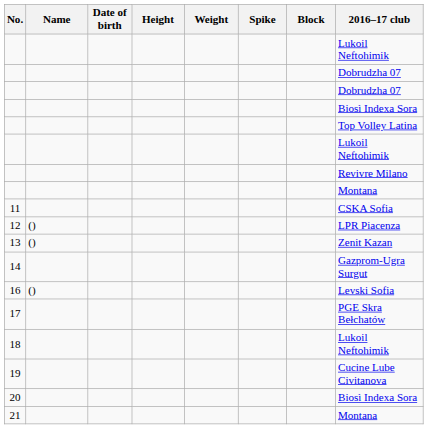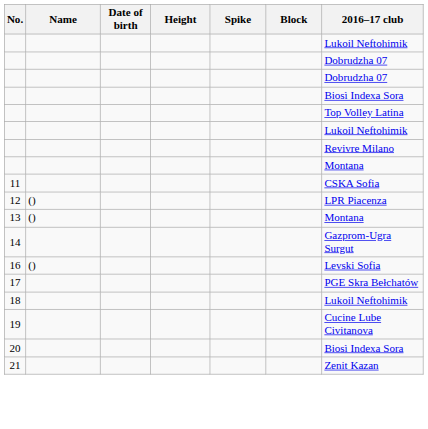- column: (211, 19)
(365, 243) Zenit Kazan -> (344, 218) Montana
(358, 415) Montana -> (352, 365) Zenit Kazan
